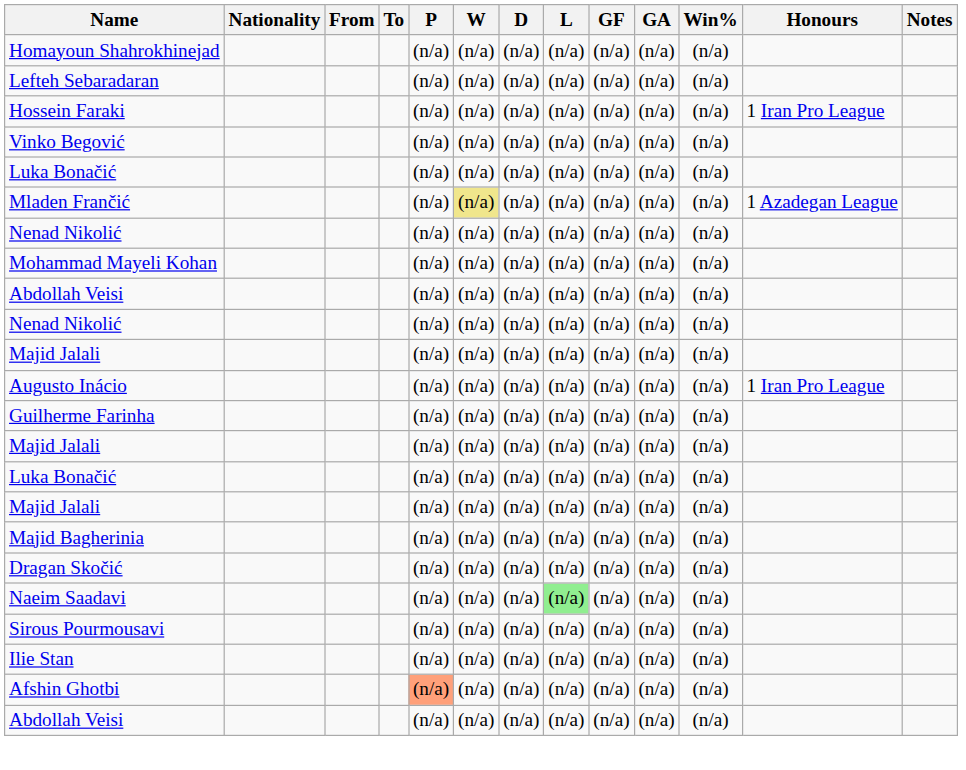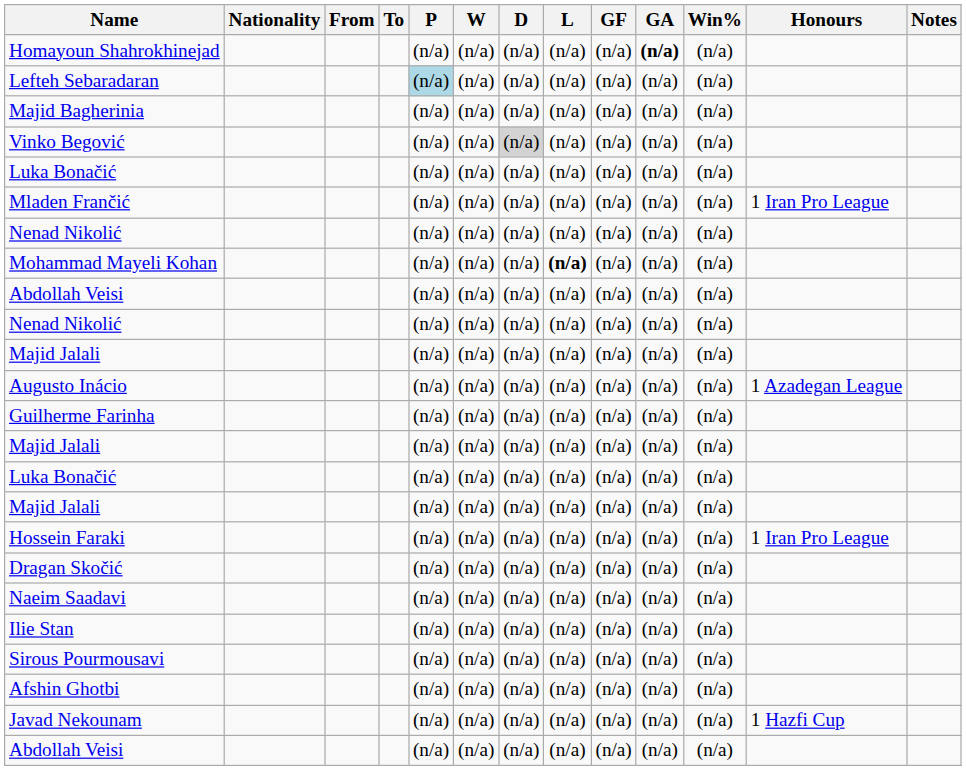(657, 50) normal -> (660, 50) bold
(431, 80) no background -> (431, 80) lightblue background
rows swapped: (76, 537) <-> (67, 111)
(521, 141) no background -> (521, 141) lightgrey background
(476, 202) khaki background -> (476, 202) no background
(822, 202) 1 Azadegan League -> (820, 202) 1 Iran Pro League
(566, 263) normal -> (567, 263) bold
(815, 385) 1 Iran Pro League -> (826, 385) 1 Azadegan League
(566, 598) lightgreen background -> (567, 598) no background
rows swapped: (87, 628) <-> (41, 659)
(431, 689) lightsalmon background -> (431, 689) no background
+ row: (75, 720)
